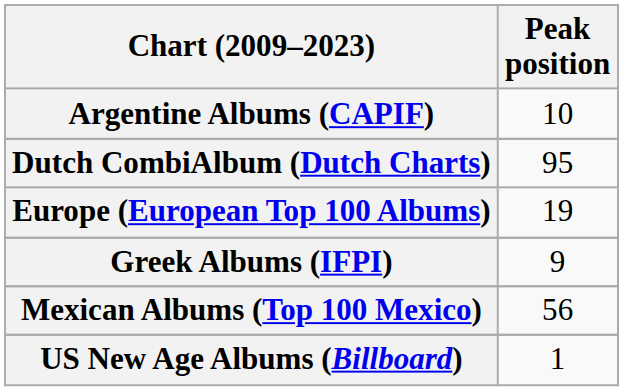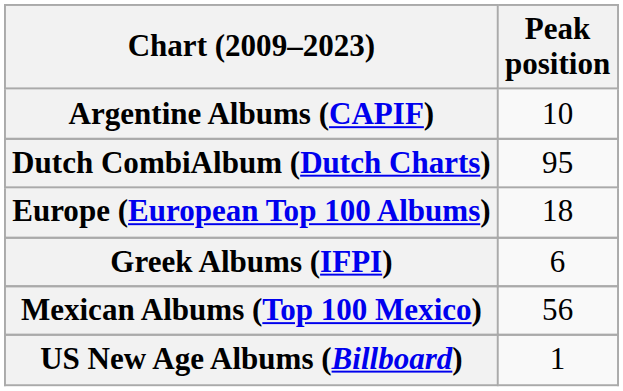(558, 211) 19 -> (558, 211) 18
(558, 260) 9 -> (558, 260) 6
